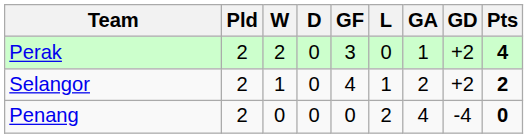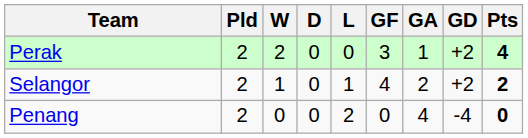columns swapped: (386, 20) <-> (350, 20)
